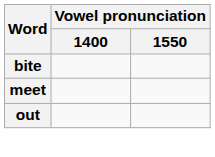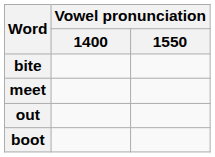+ row: (28, 139)
